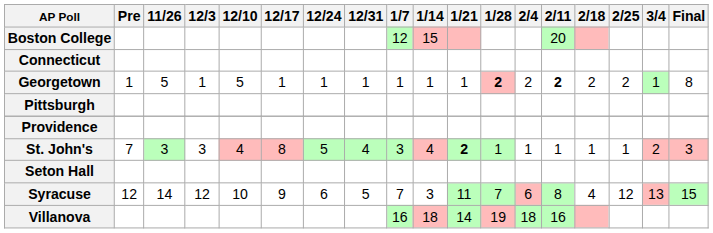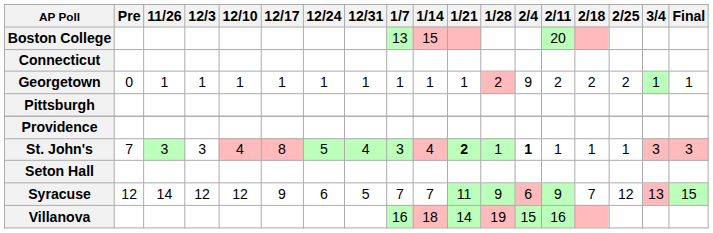(400, 38) 12 -> (400, 38) 13
(129, 83) 1 -> (129, 83) 0
(164, 83) 5 -> (164, 83) 1
(240, 83) 5 -> (240, 83) 1
(498, 83) bold -> (498, 83) normal
(528, 83) 2 -> (528, 83) 9
(558, 83) bold -> (558, 83) normal
(689, 83) 8 -> (689, 83) 1
(528, 150) normal -> (528, 150) bold
(656, 150) 2 -> (656, 150) 3
(240, 194) 10 -> (240, 194) 12
(430, 194) 3 -> (430, 194) 7
(498, 194) 7 -> (498, 194) 9
(558, 194) 8 -> (558, 194) 9
(592, 194) 4 -> (592, 194) 7
(528, 217) 18 -> (528, 217) 15
